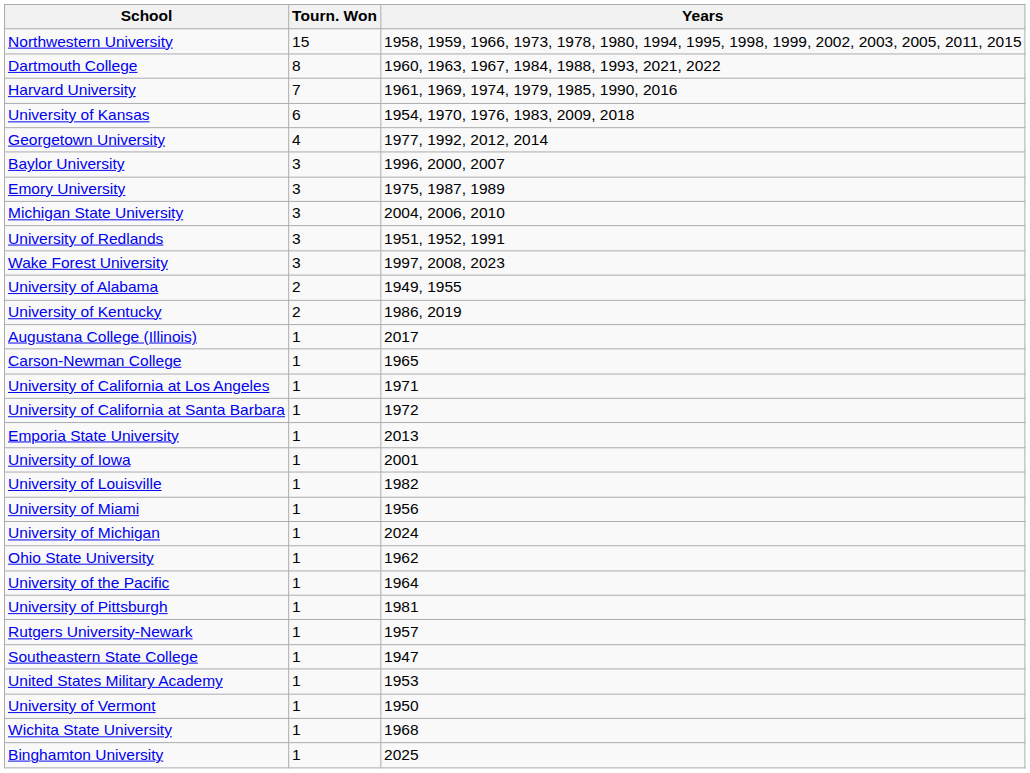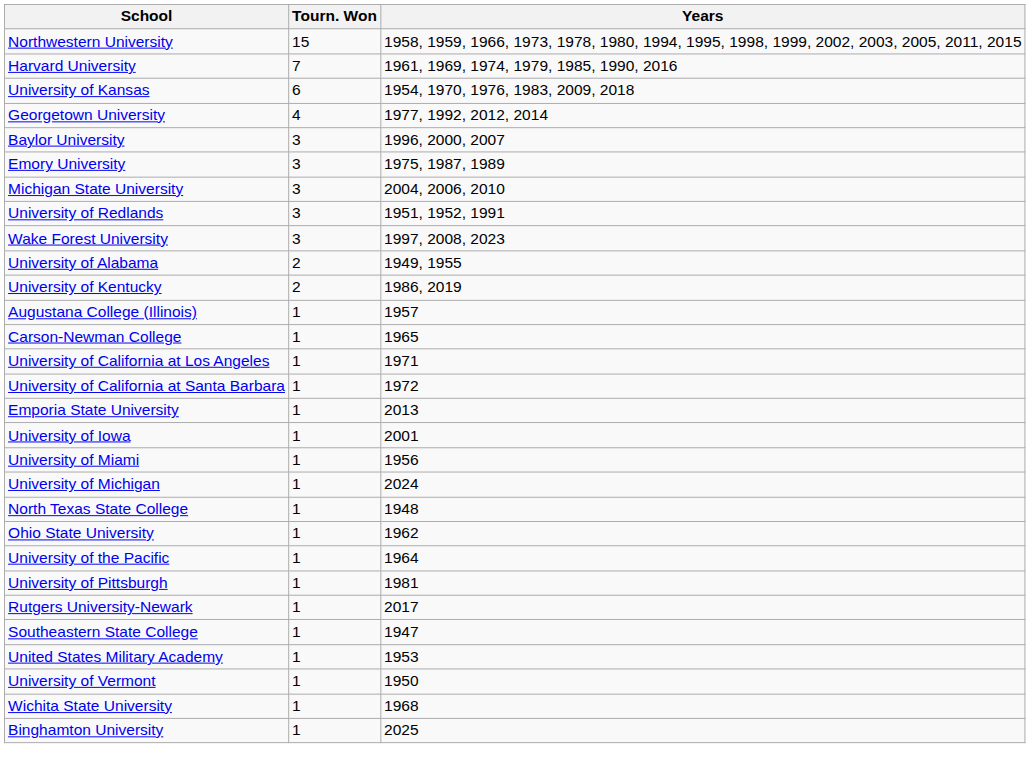- row: (73, 66)
(401, 336) 2017 -> (401, 312) 1957
- row: (85, 484)
+ row: (98, 509)
(401, 632) 1957 -> (401, 607) 2017
